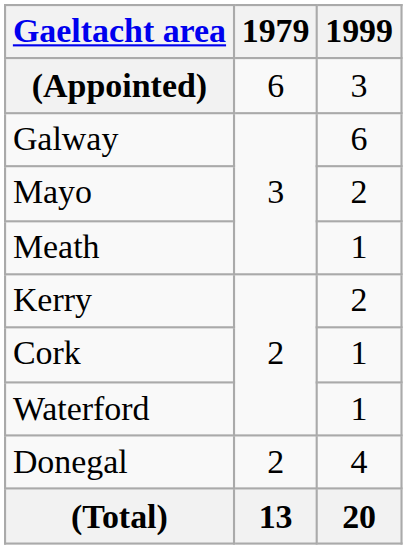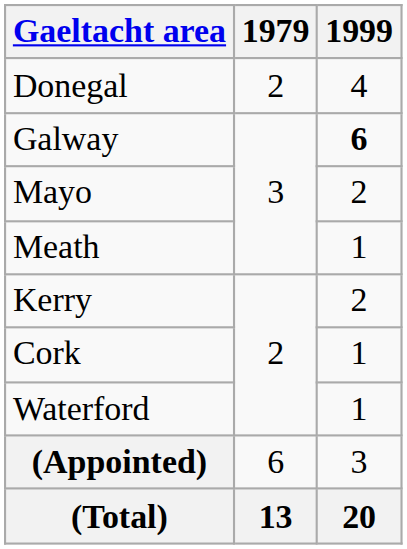rows swapped: (70, 461) <-> (119, 85)
(359, 138) normal -> (359, 138) bold
